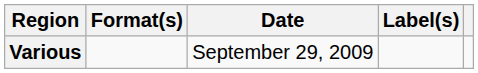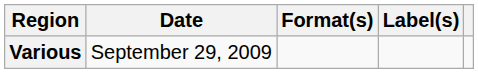columns swapped: (283, 20) <-> (137, 20)
